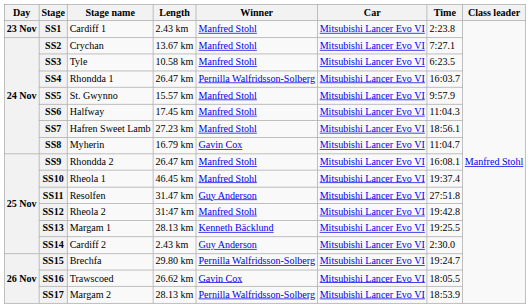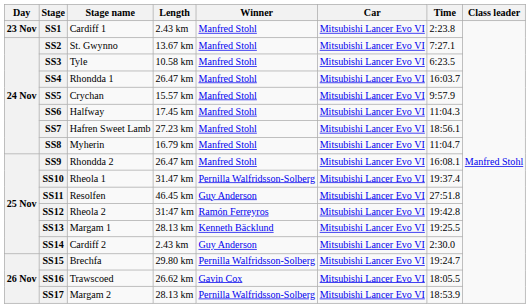(87, 45) Crychan -> (94, 45) St. Gwynno
(257, 78) Pernilla Walfridsson-Solberg -> (228, 78) Manfred Stohl
(94, 95) St. Gwynno -> (87, 95) Crychan
(220, 145) Gavin Cox -> (228, 145) Manfred Stohl
(174, 178) 46.45 km -> (174, 178) 31.47 km
(228, 178) Manfred Stohl -> (257, 178) Pernilla Walfridsson-Solberg
(174, 195) 31.47 km -> (174, 195) 46.45 km
(228, 211) Manfred Stohl -> (234, 211) Ramón Ferreyros
